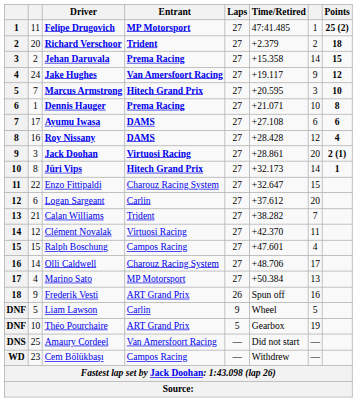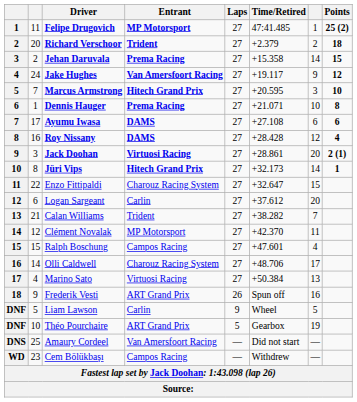(157, 231) Virtuosi Racing -> (156, 231) MP Motorsport
(156, 278) MP Motorsport -> (157, 278) Virtuosi Racing
